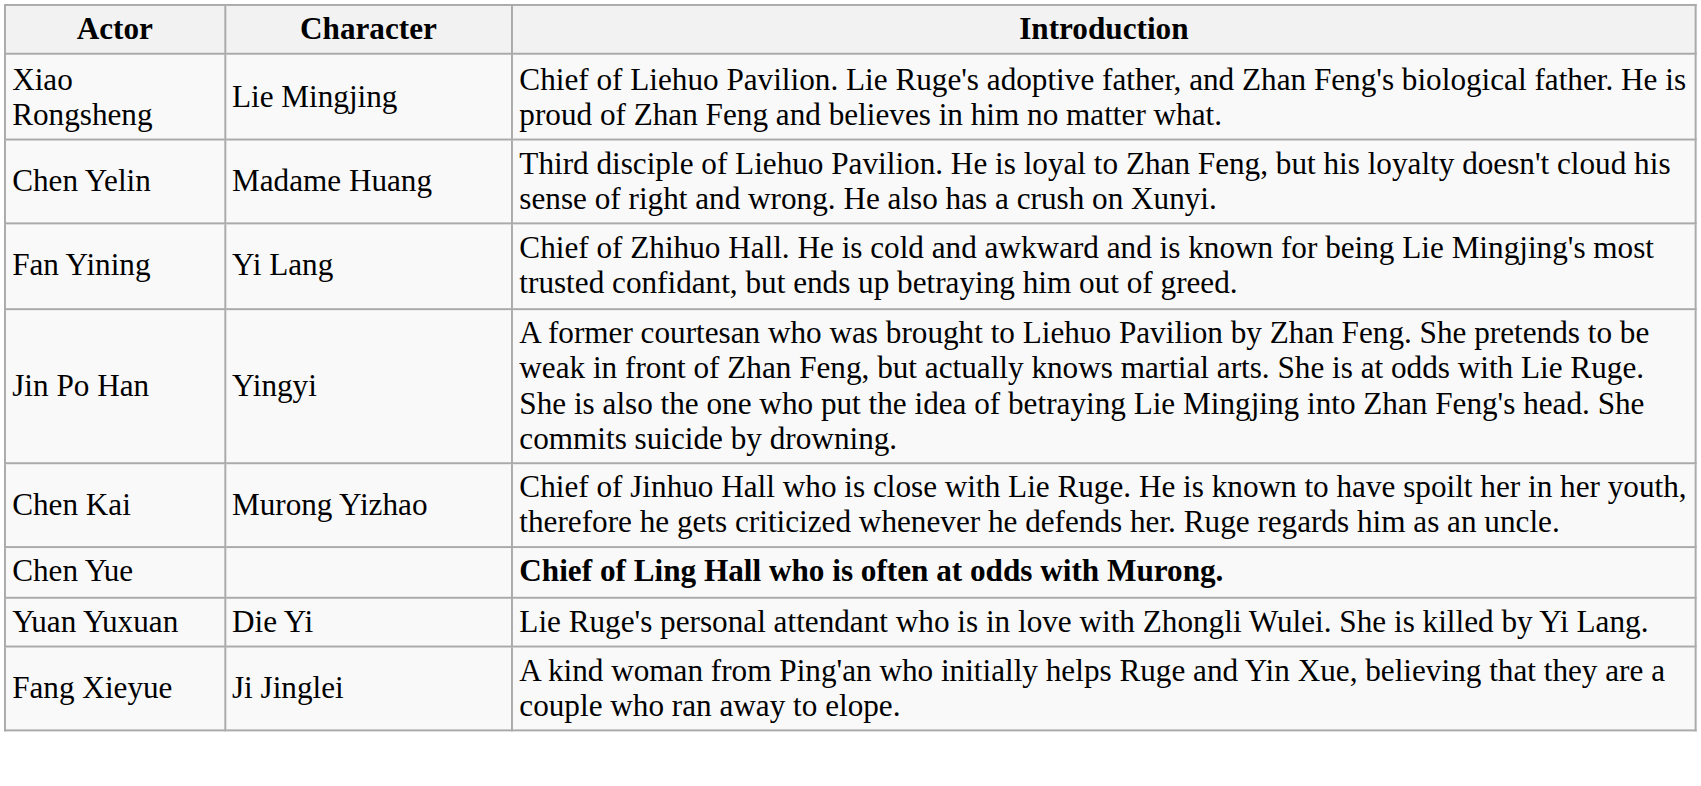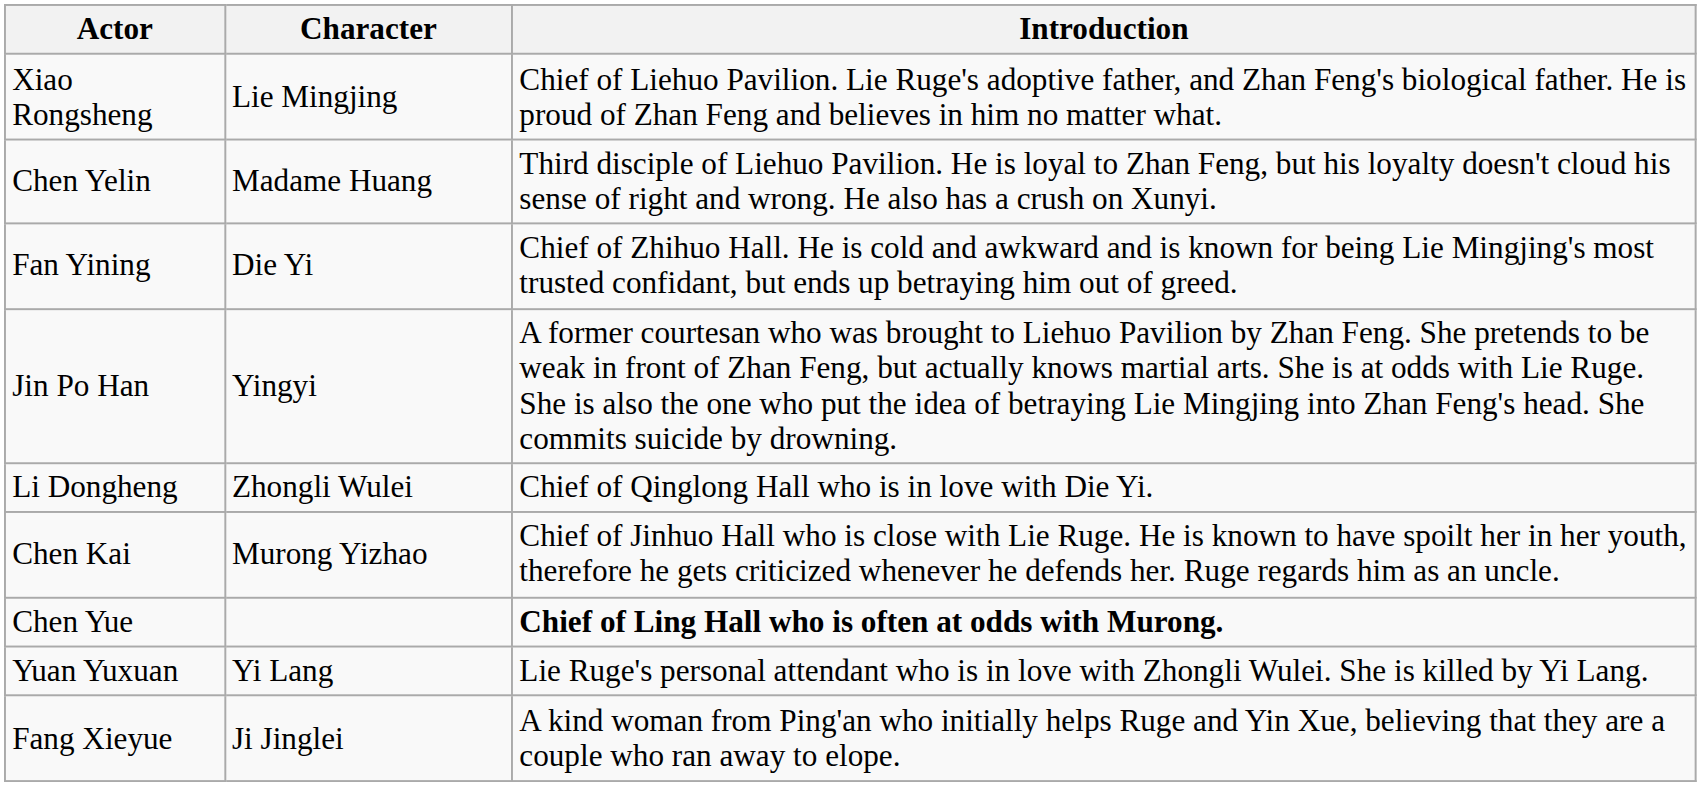(283, 265) Yi Lang -> (273, 265) Die Yi
+ row: (95, 487)
(273, 621) Die Yi -> (283, 670) Yi Lang
